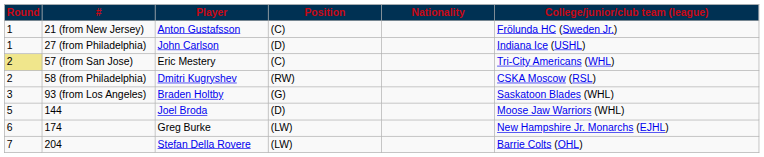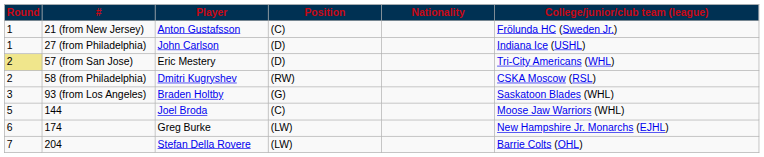(278, 62) (C) -> (278, 62) (D)
(278, 111) (D) -> (278, 111) (C)
